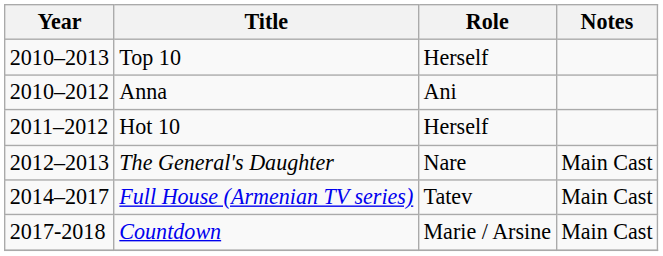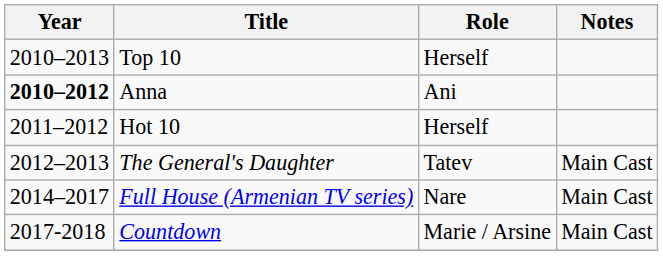(59, 92) normal -> (59, 92) bold
(445, 162) Nare -> (448, 162) Tatev
(448, 197) Tatev -> (445, 197) Nare
